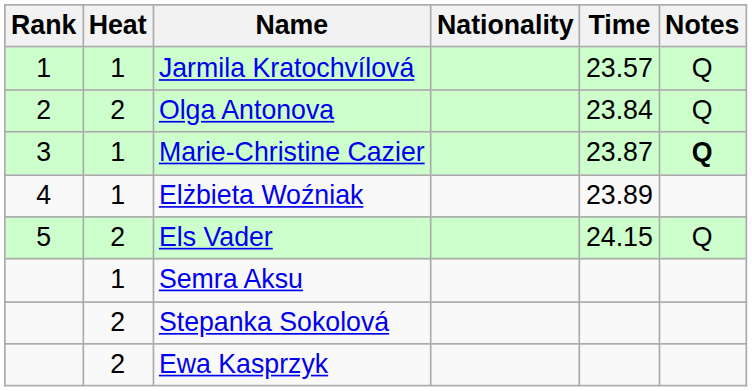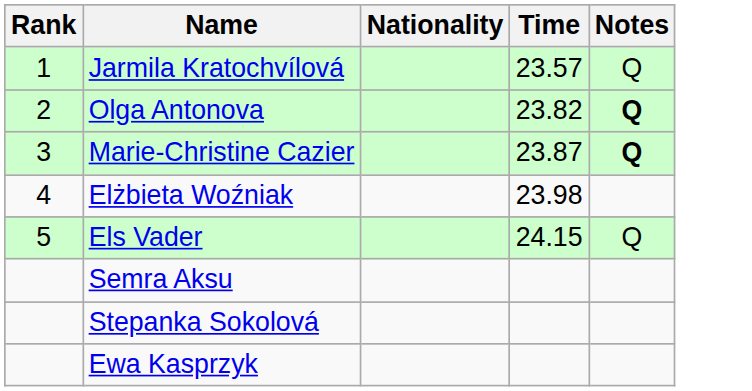- column: (118, 25)
(619, 110) 23.84 -> (549, 110) 23.82
(702, 110) normal -> (632, 110) bold
(619, 195) 23.89 -> (549, 195) 23.98
